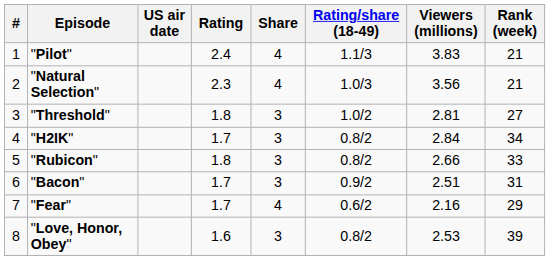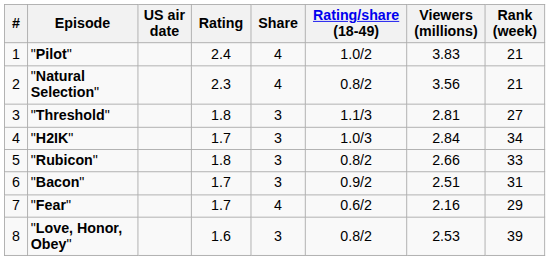(356, 54) 1.1/3 -> (356, 54) 1.0/2
(356, 84) 1.0/3 -> (356, 84) 0.8/2
(356, 115) 1.0/2 -> (356, 115) 1.1/3
(356, 138) 0.8/2 -> (356, 138) 1.0/3
